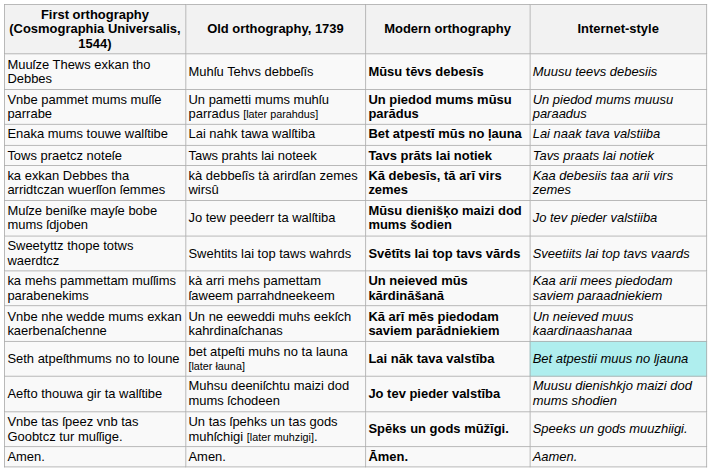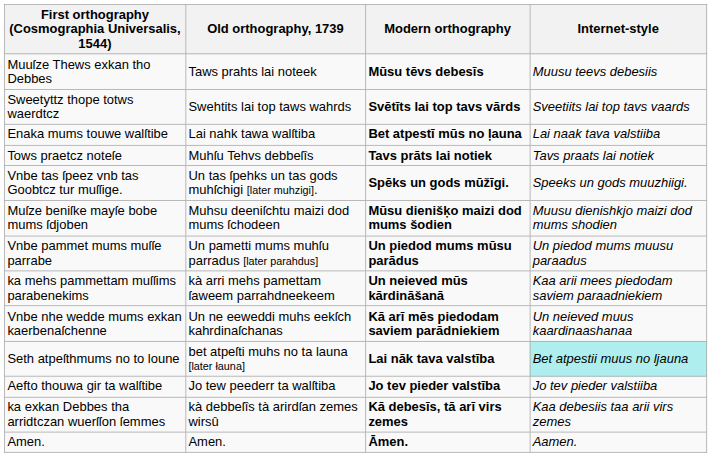(251, 71) Muhſu Tehvs debbeſîs -> (253, 71) Taws prahts lai noteek
rows swapped: (70, 253) <-> (84, 106)
(253, 155) Taws prahts lai noteek -> (251, 155) Muhſu Tehvs debbeſîs
rows swapped: (86, 183) <-> (73, 429)
(262, 218) Jo tew peederr ta walſtiba -> (269, 218) Muhsu deeniſchtu maizi dod mums ſchodeen
(595, 218) Jo tev pieder valstiiba -> (612, 218) Muusu dienishkjo maizi dod mums shodien
(269, 393) Muhsu deeniſchtu maizi dod mums ſchodeen -> (262, 386) Jo tew peederr ta walſtiba
(612, 393) Muusu dienishkjo maizi dod mums shodien -> (595, 386) Jo tev pieder valstiiba
